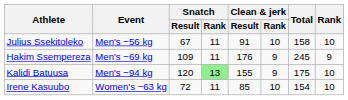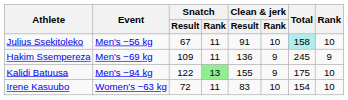(302, 42) no background -> (302, 42) paleturquoise background
(245, 57) 176 -> (245, 57) 136
(185, 72) 120 -> (185, 72) 122
(245, 88) 85 -> (245, 88) 83
